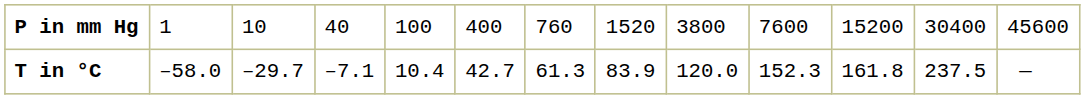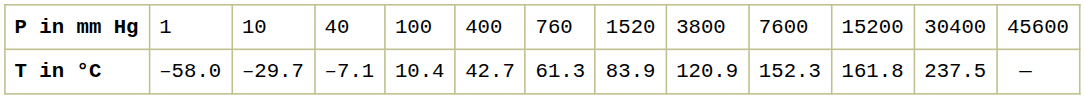(707, 72) 120.0 -> (707, 72) 120.9
